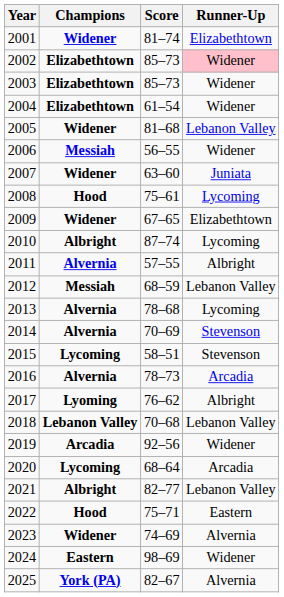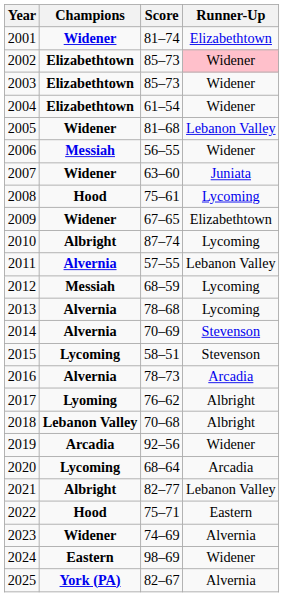(231, 264) Albright -> (231, 264) Lebanon Valley
(231, 286) Lebanon Valley -> (231, 286) Lycoming
(231, 422) Lebanon Valley -> (231, 422) Albright
